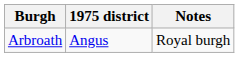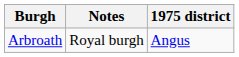columns swapped: (193, 16) <-> (109, 16)
